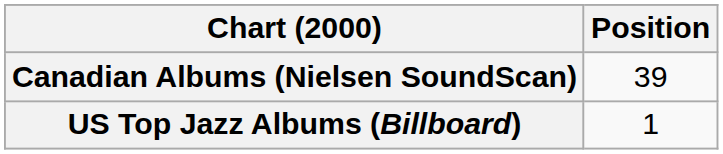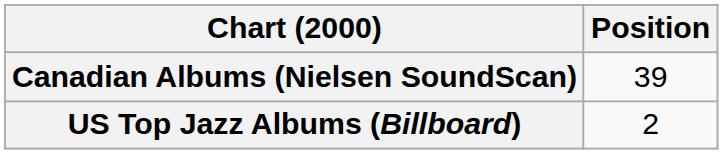(651, 124) 1 -> (651, 124) 2
